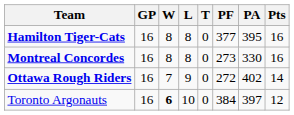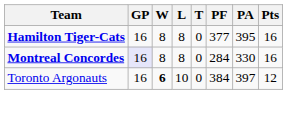(147, 57) no background -> (140, 57) lavender background
(226, 57) 273 -> (219, 57) 284
- row: (69, 78)
